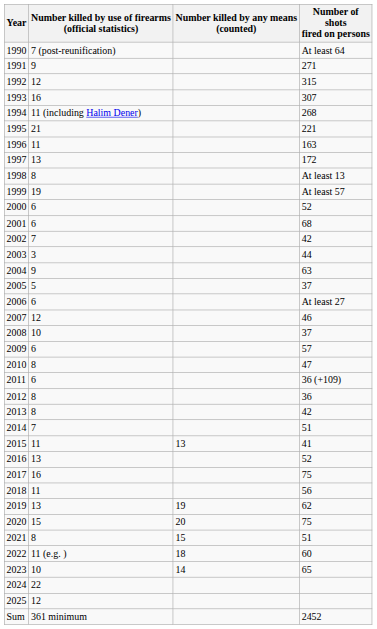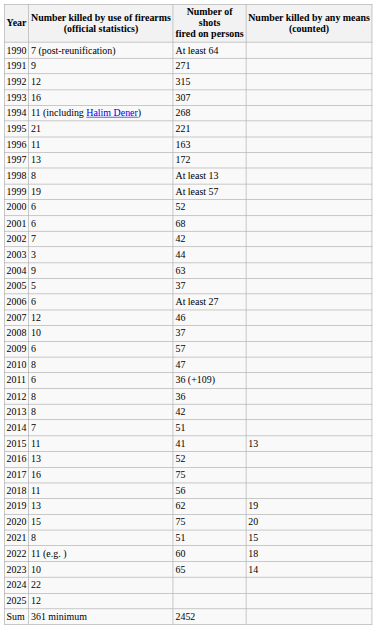columns swapped: (236, 23) <-> (336, 23)
